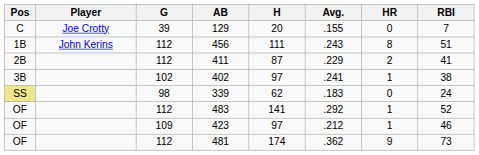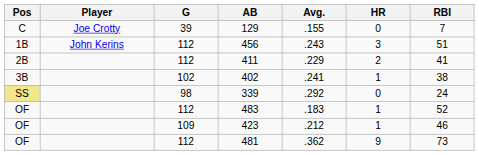- column: (277, 12)
(390, 45) 8 -> (378, 45) 3
(333, 93) .183 -> (314, 93) .292
(333, 110) .292 -> (314, 110) .183
